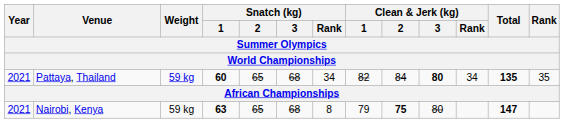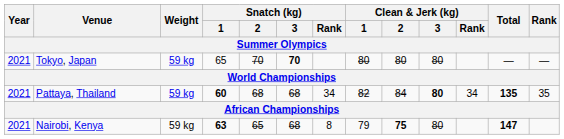+ row: (66, 61)
(258, 77) 65 -> (258, 93) 68
